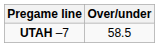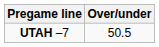(119, 33) 58.5 -> (119, 33) 50.5
